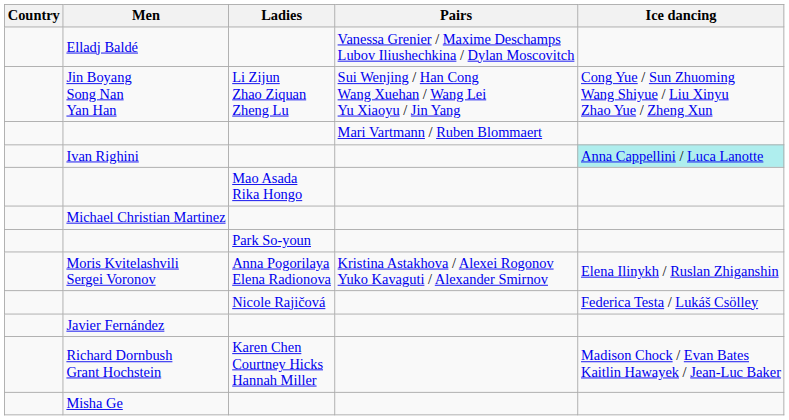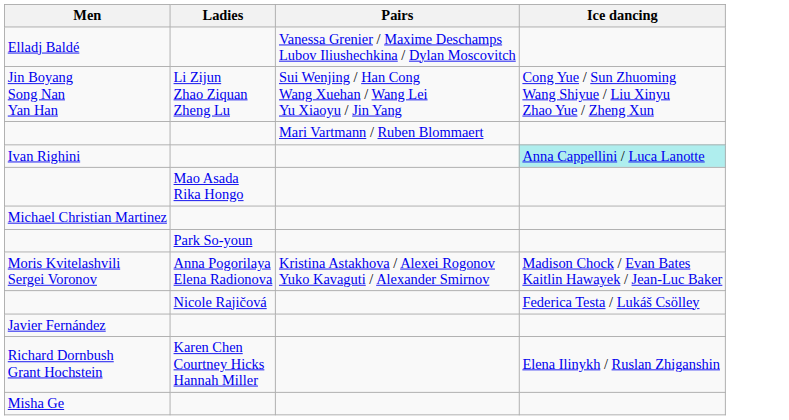- column: (34, 15)
(680, 271) Elena Ilinykh / Ruslan Zhiganshin -> (622, 271) Madison Chock / Evan Bates Kaitlin Hawayek / Jean-Luc Baker
(681, 364) Madison Chock / Evan Bates Kaitlin Hawayek / Jean-Luc Baker -> (621, 364) Elena Ilinykh / Ruslan Zhiganshin
